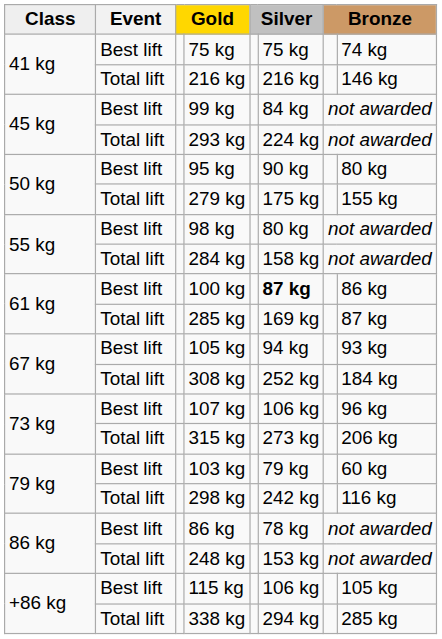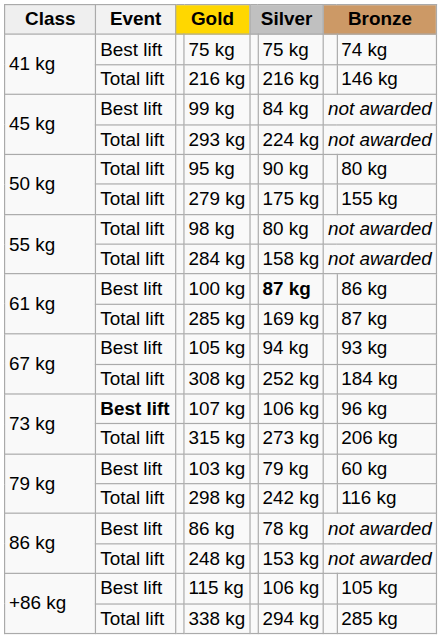(131, 169) Best lift -> (132, 169) Total lift
(131, 229) Best lift -> (132, 229) Total lift
(131, 408) normal -> (135, 408) bold
